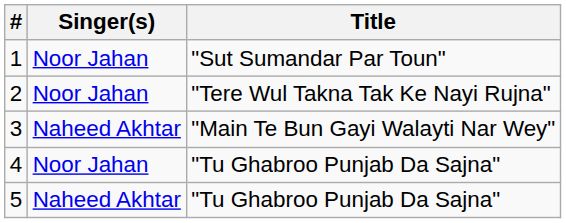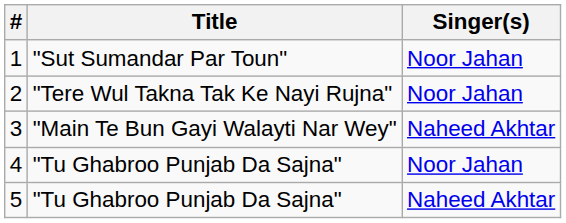columns swapped: (373, 22) <-> (107, 22)
